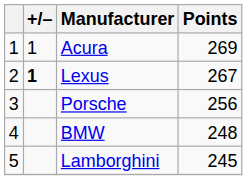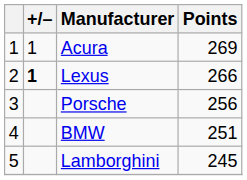(223, 76) 267 -> (223, 76) 266
(223, 133) 248 -> (223, 133) 251
